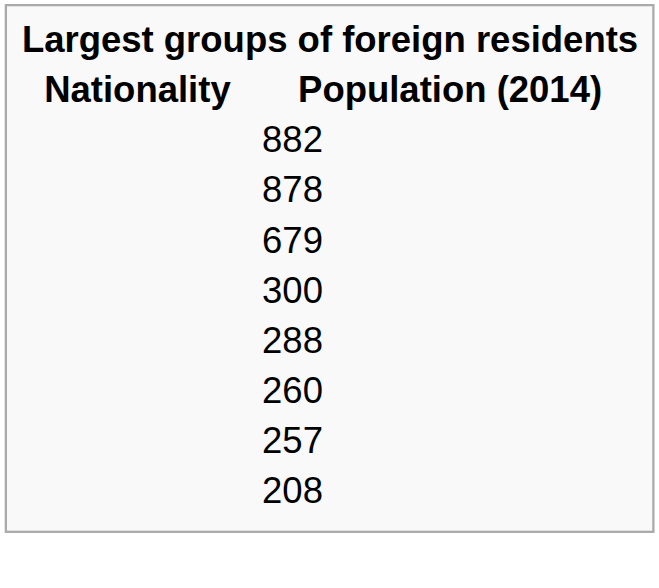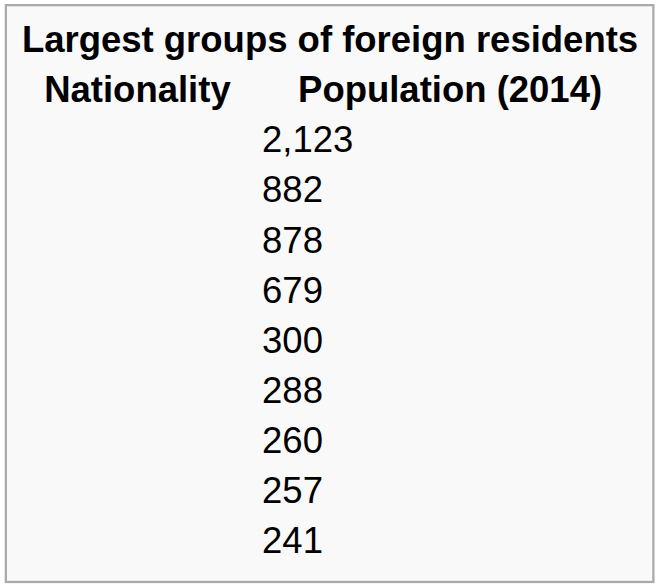+ row: (308, 140)
+ row: (293, 541)
- row: (293, 491)
